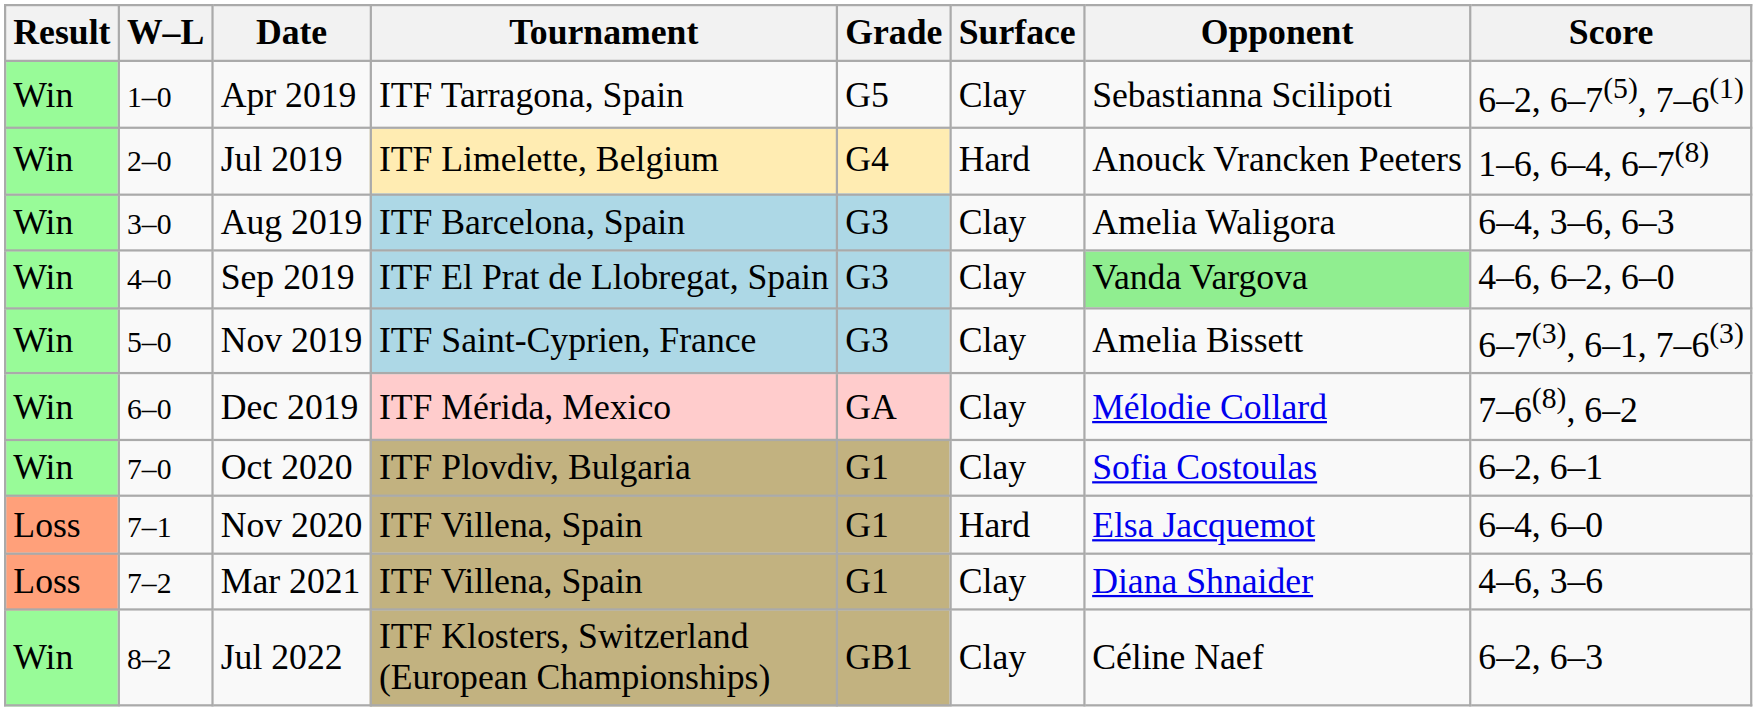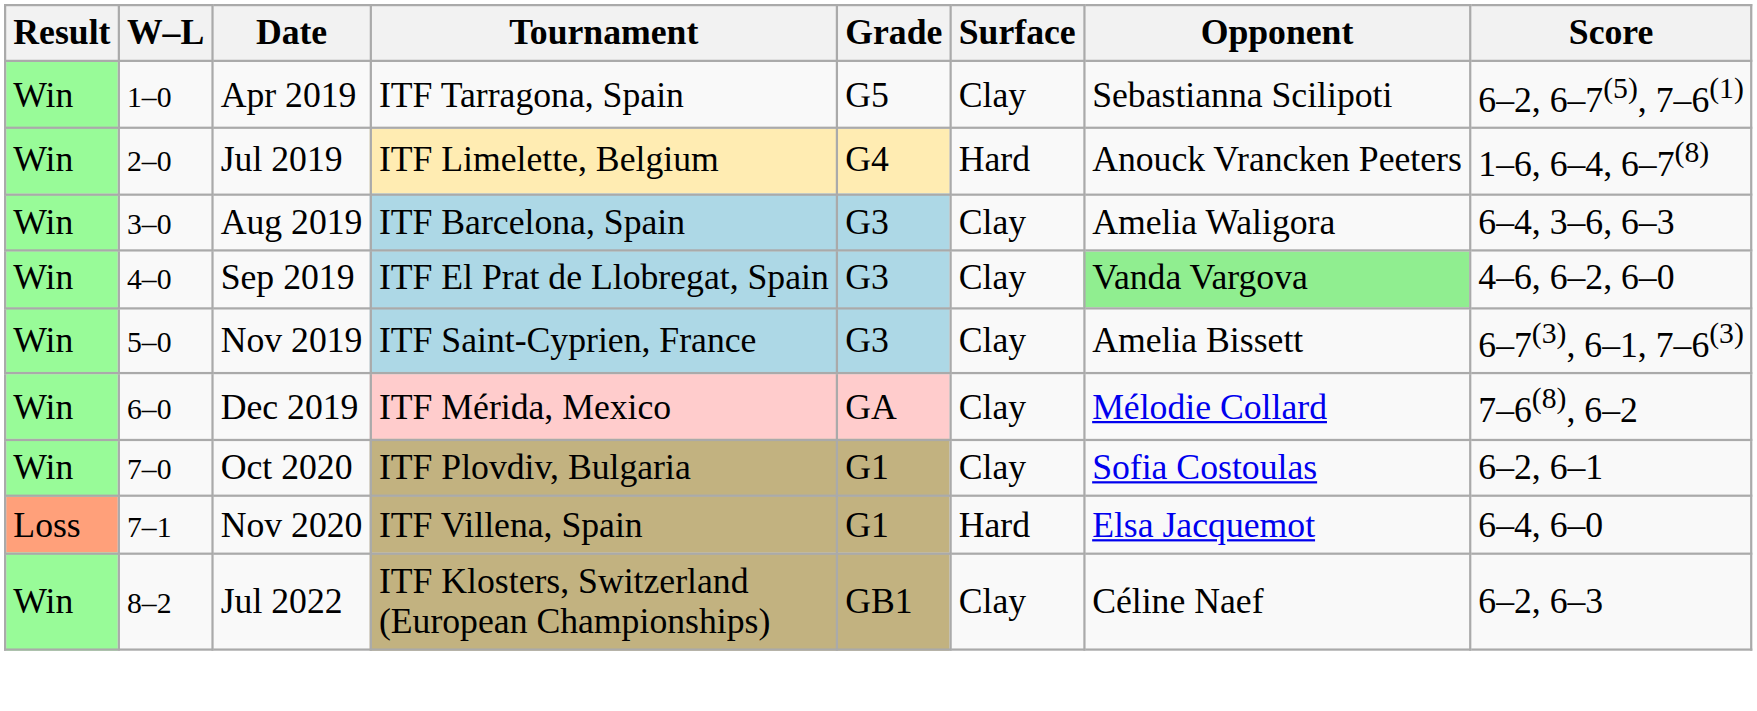- row: (291, 580)
